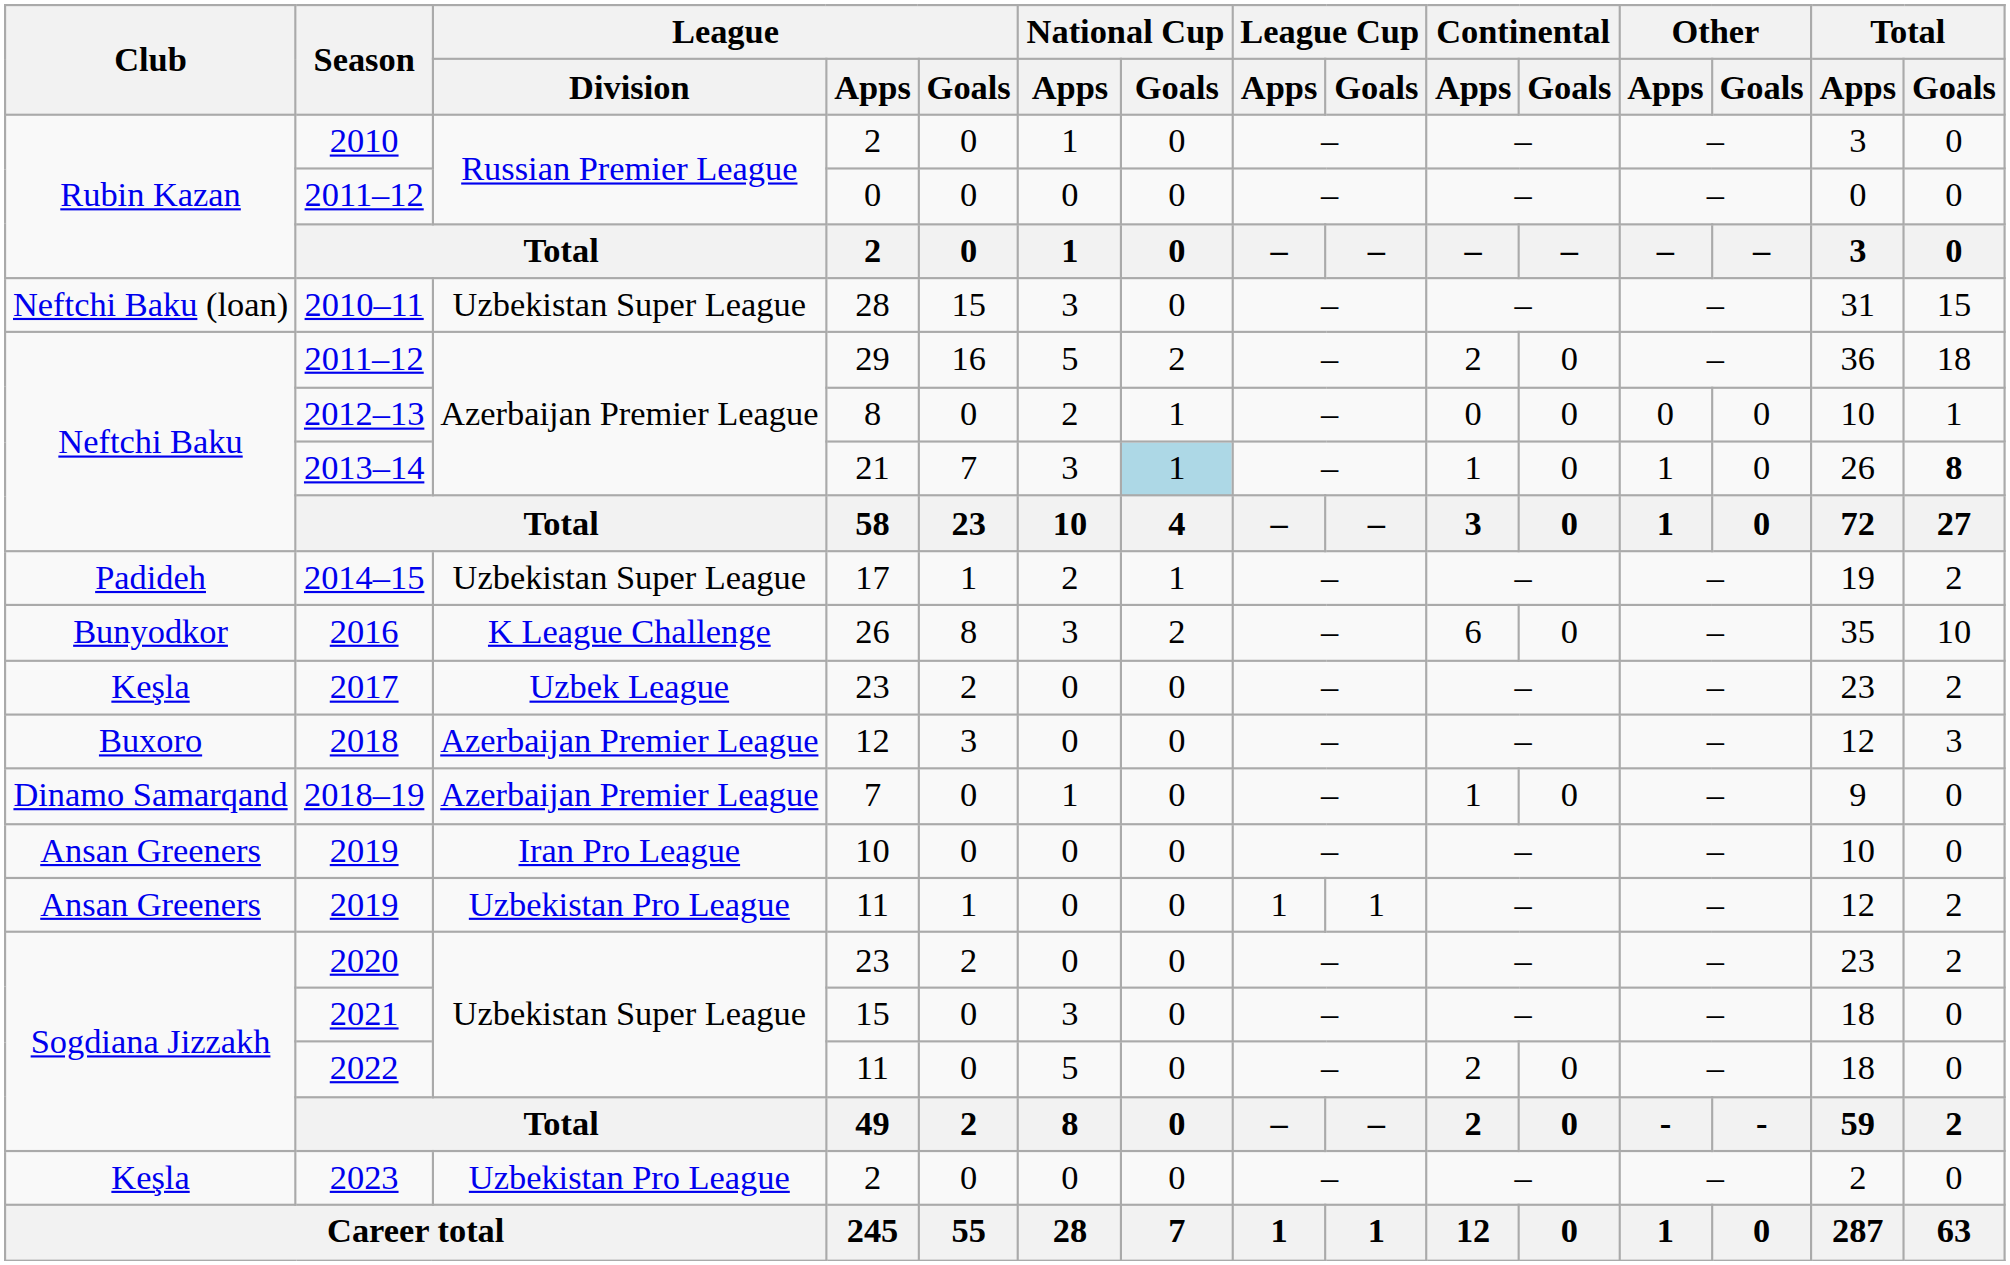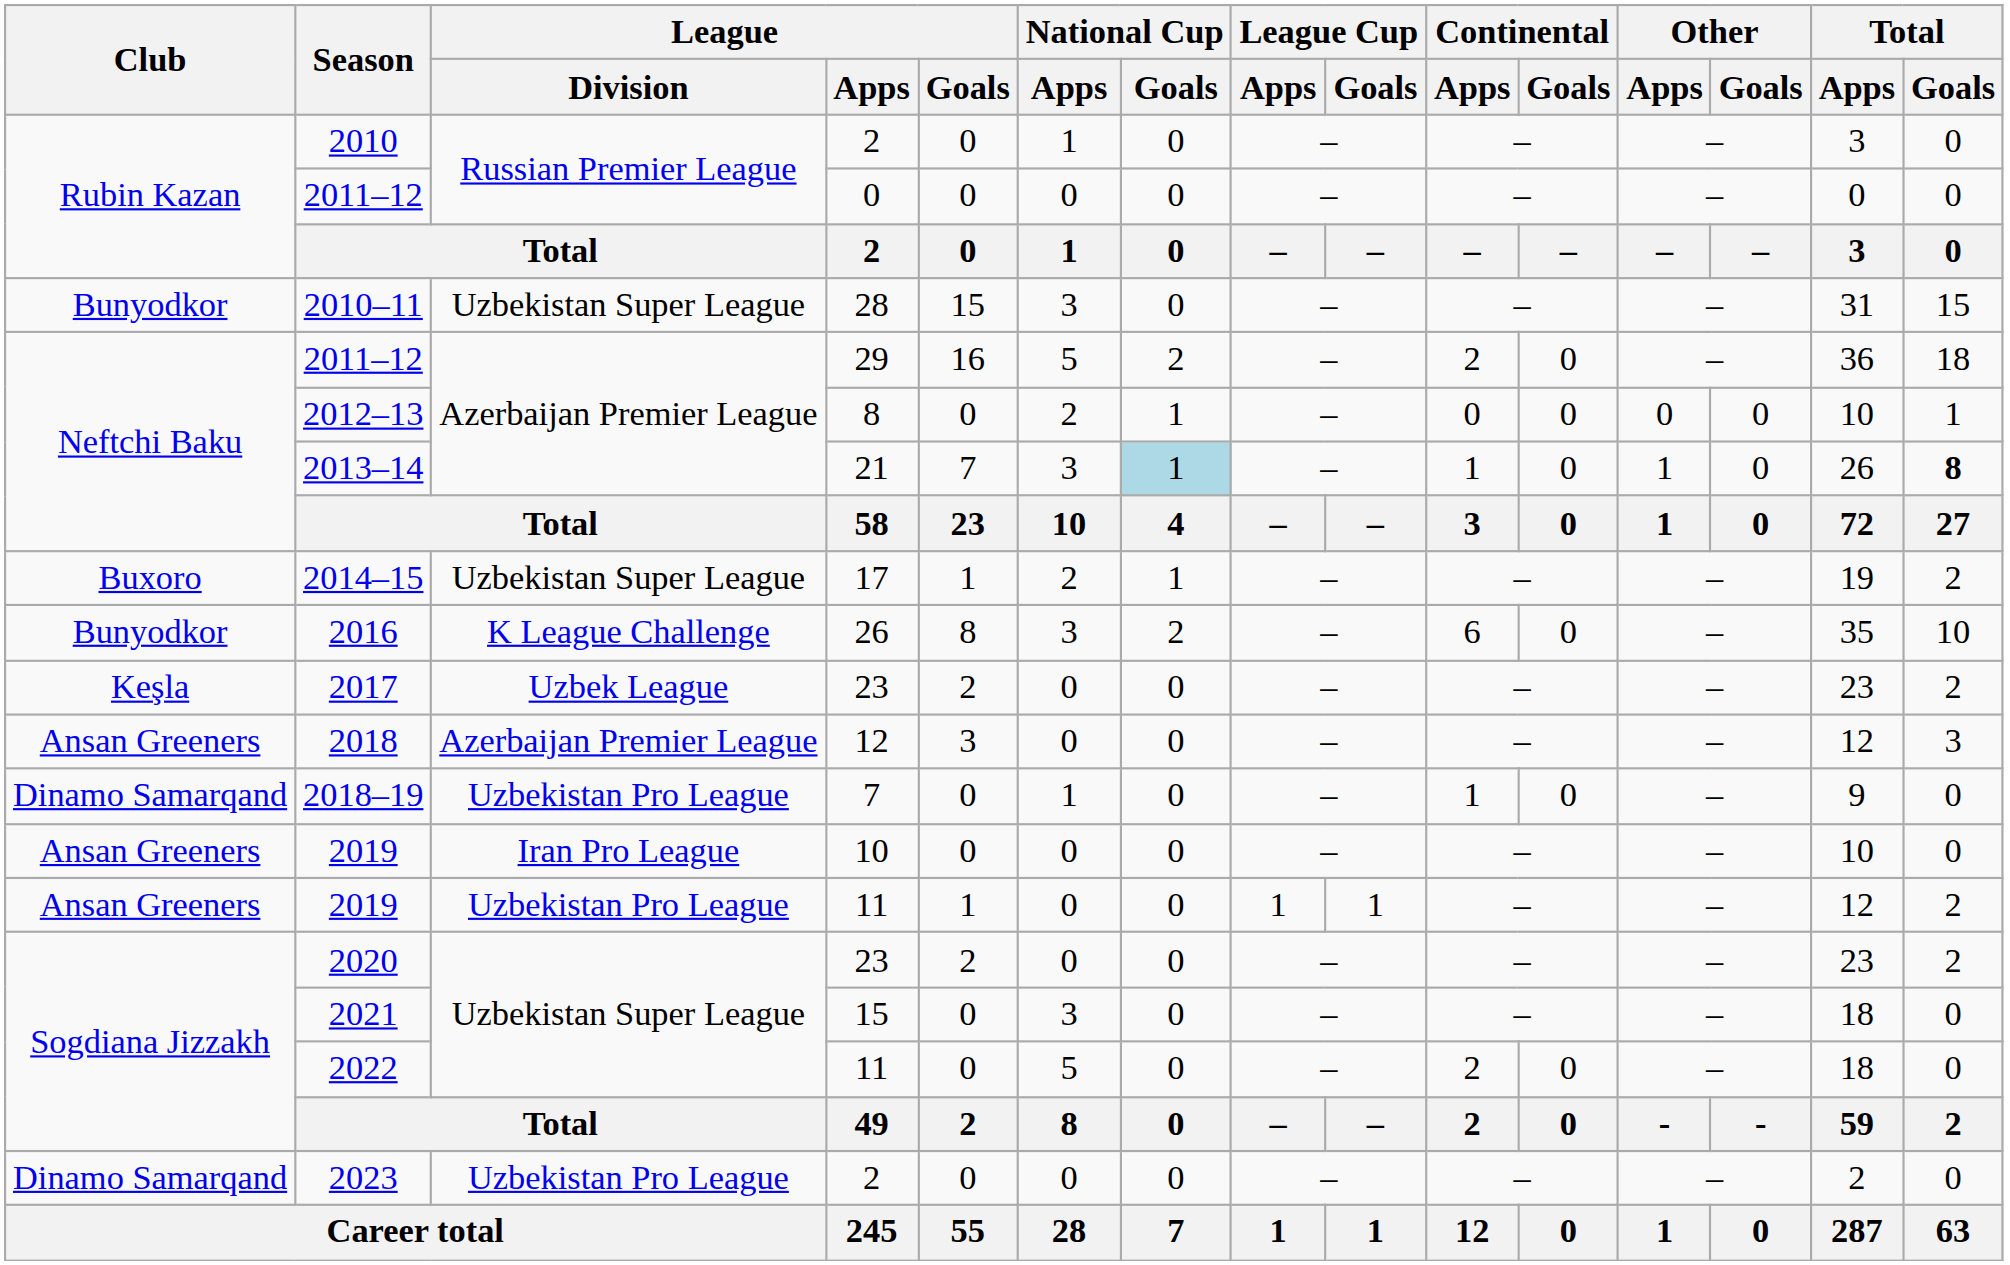(151, 304) Neftchi Baku (loan) -> (150, 304) Bunyodkor
(151, 577) Padideh -> (150, 577) Buxoro
(151, 741) Buxoro -> (150, 741) Ansan Greeners
(629, 795) Azerbaijan Premier League -> (628, 795) Uzbekistan Pro League
(151, 1177) Keşla -> (150, 1177) Dinamo Samarqand
